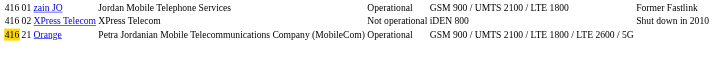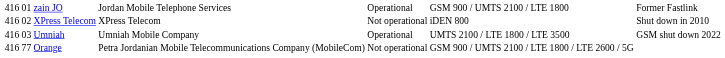+ row: (49, 34)
(12, 34) gold background -> (12, 48) no background
(26, 34) 21 -> (26, 48) 77
(390, 34) Operational -> (397, 48) Not operational
